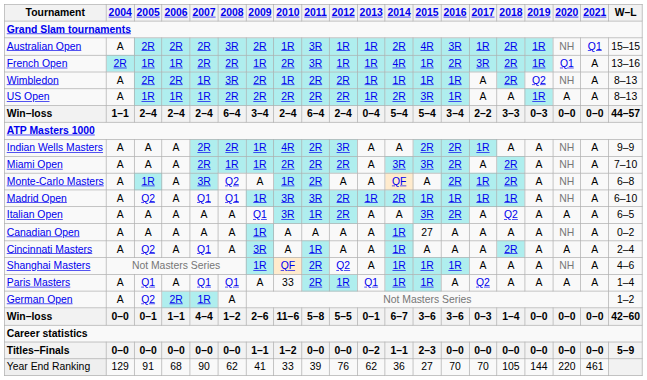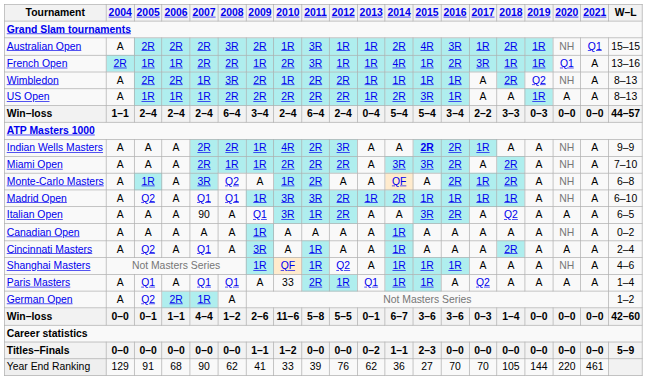(511, 63) 2R -> (511, 63) 1R
(427, 147) normal -> (427, 147) bold
(204, 214) A -> (204, 214) 90
(427, 231) 27 -> (427, 231) A
(316, 265) 2R -> (316, 265) 1R
